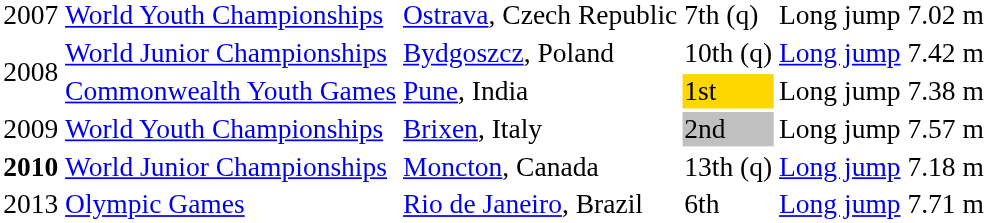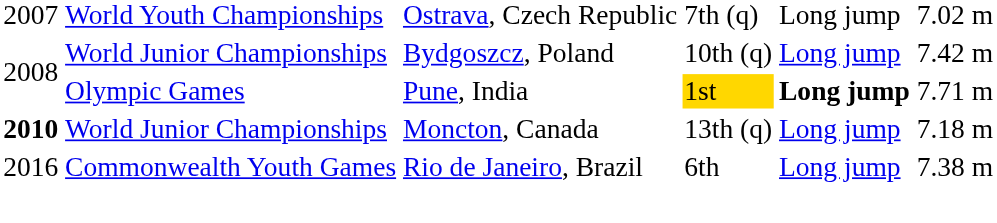(231, 90) Commonwealth Youth Games -> (155, 90) Olympic Games
(840, 90) normal -> (844, 90) bold
(946, 90) 7.38 m -> (955, 90) 7.71 m
- row: (473, 128)
(31, 204) 2013 -> (31, 166) 2016
(155, 204) Olympic Games -> (231, 166) Commonwealth Youth Games
(946, 204) 7.71 m -> (955, 166) 7.38 m
